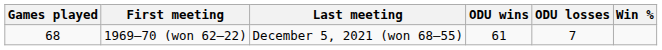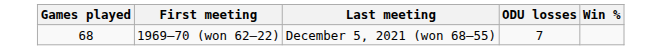- column: (499, 15)
